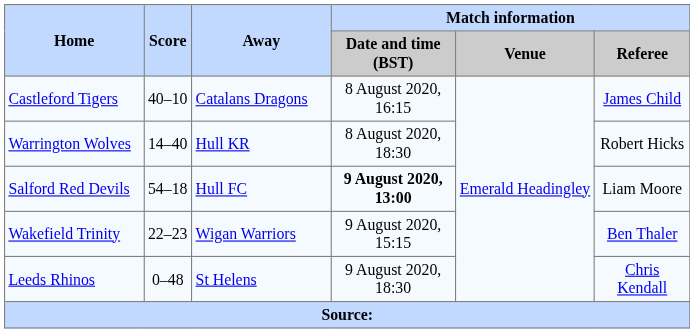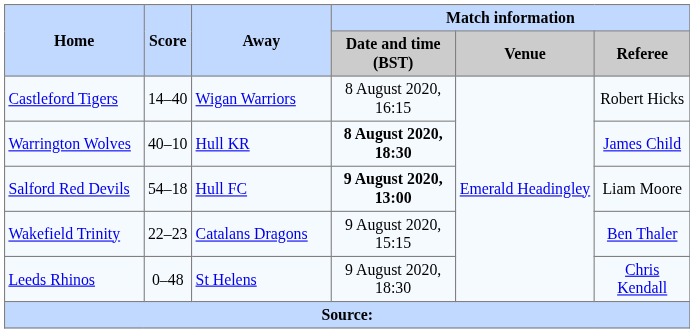(168, 98) 40–10 -> (168, 98) 14–40
(252, 98) Catalans Dragons -> (246, 98) Wigan Warriors
(642, 98) James Child -> (642, 98) Robert Hicks
(168, 143) 14–40 -> (168, 143) 40–10
(393, 143) normal -> (393, 143) bold
(642, 143) Robert Hicks -> (642, 143) James Child
(246, 233) Wigan Warriors -> (252, 233) Catalans Dragons
